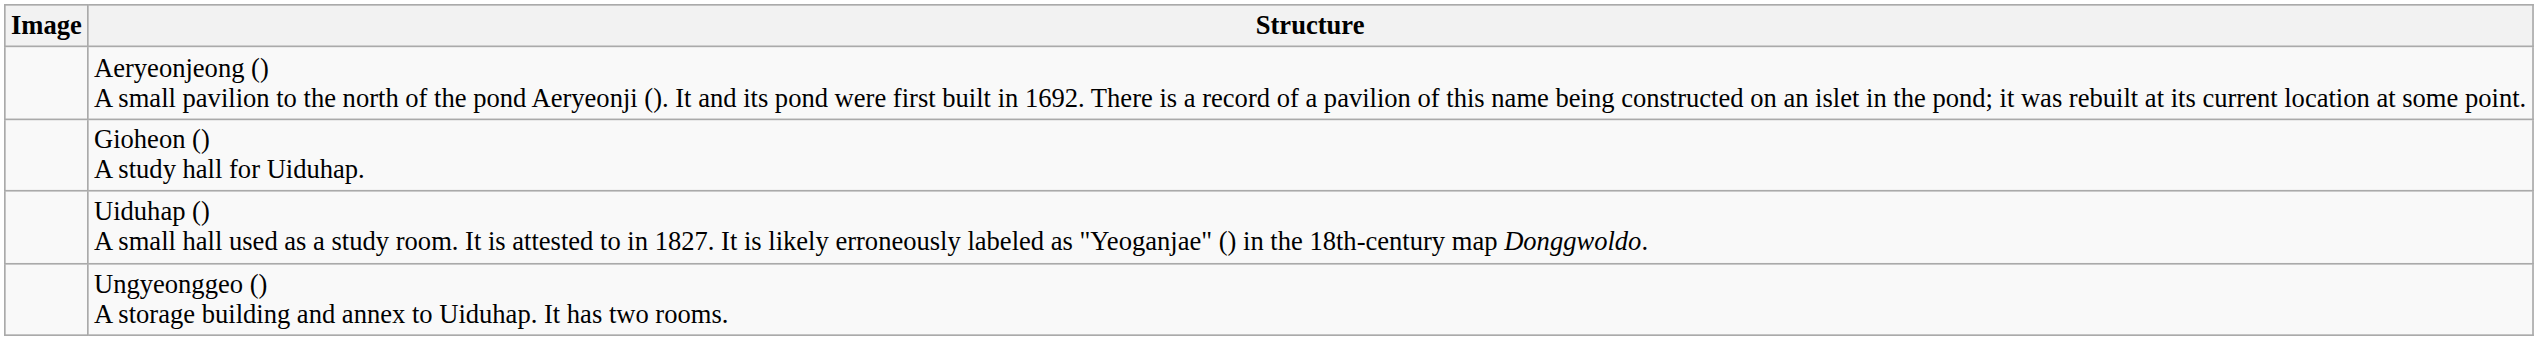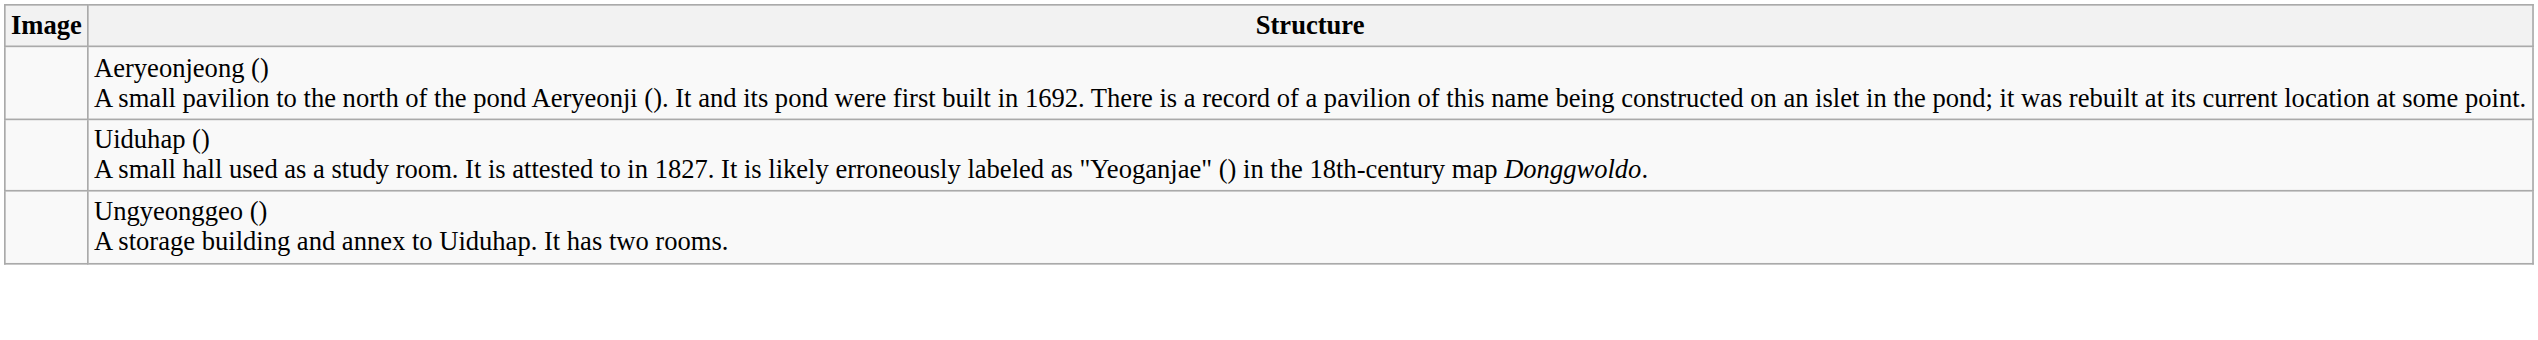- row: (229, 154)
